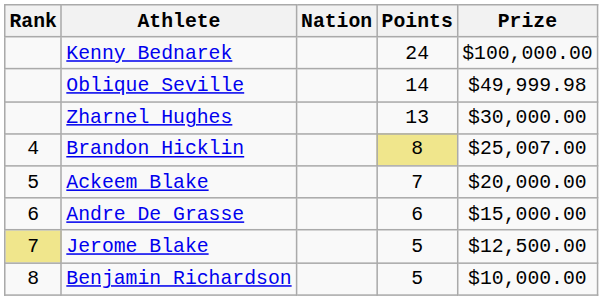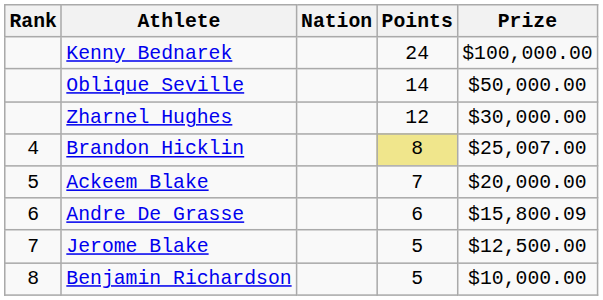(527, 85) $49,999.98 -> (527, 85) $50,000.00
(417, 117) 13 -> (417, 117) 12
(527, 214) $15,000.00 -> (527, 214) $15,800.09
(33, 246) khaki background -> (33, 246) no background
